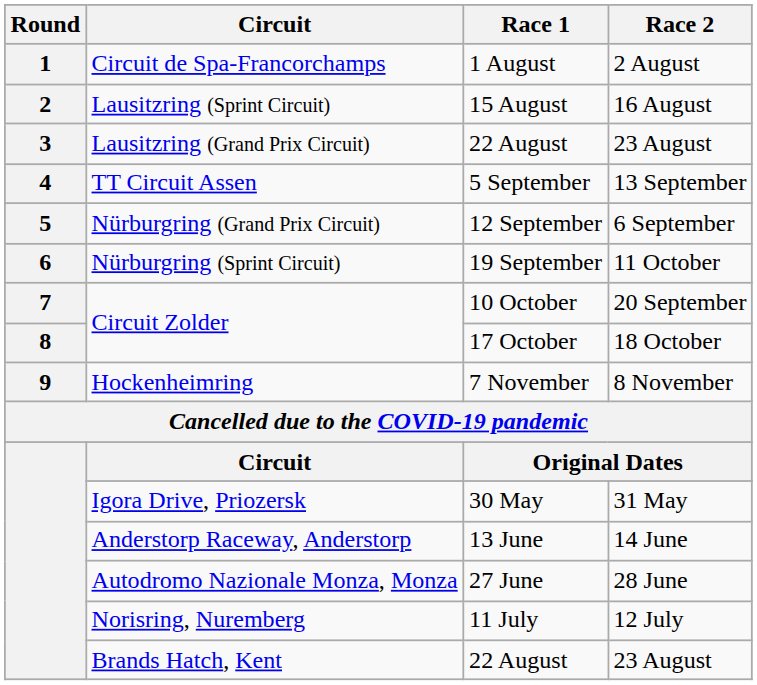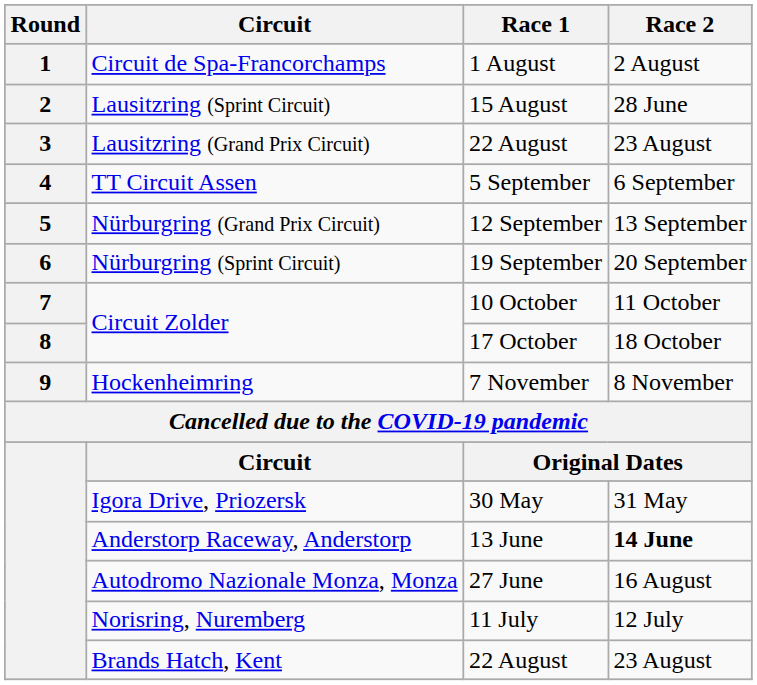(663, 103) 16 August -> (651, 103) 28 June
(680, 182) 13 September -> (674, 182) 6 September
(674, 222) 6 September -> (680, 222) 13 September
(667, 262) 11 October -> (680, 262) 20 September
(680, 301) 20 September -> (667, 301) 11 October
(651, 540) normal -> (653, 540) bold
(651, 579) 28 June -> (663, 579) 16 August
